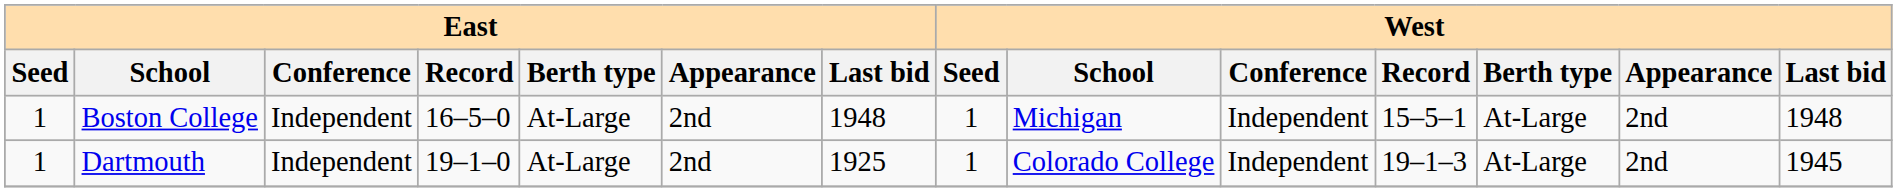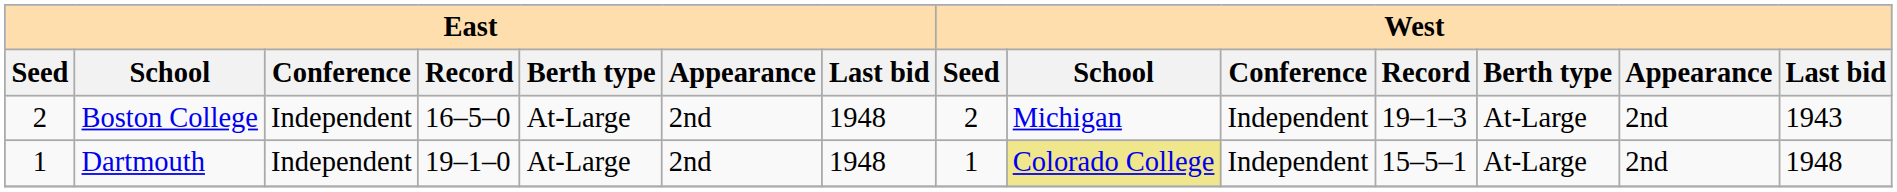(40, 117) 1 -> (40, 117) 2
(971, 117) 1 -> (971, 117) 2
(1424, 117) 15–5–1 -> (1424, 117) 19–1–3
(1814, 117) 1948 -> (1814, 117) 1943
(857, 162) 1925 -> (857, 162) 1948
(1114, 162) no background -> (1114, 162) khaki background
(1424, 162) 19–1–3 -> (1424, 162) 15–5–1
(1814, 162) 1945 -> (1814, 162) 1948
